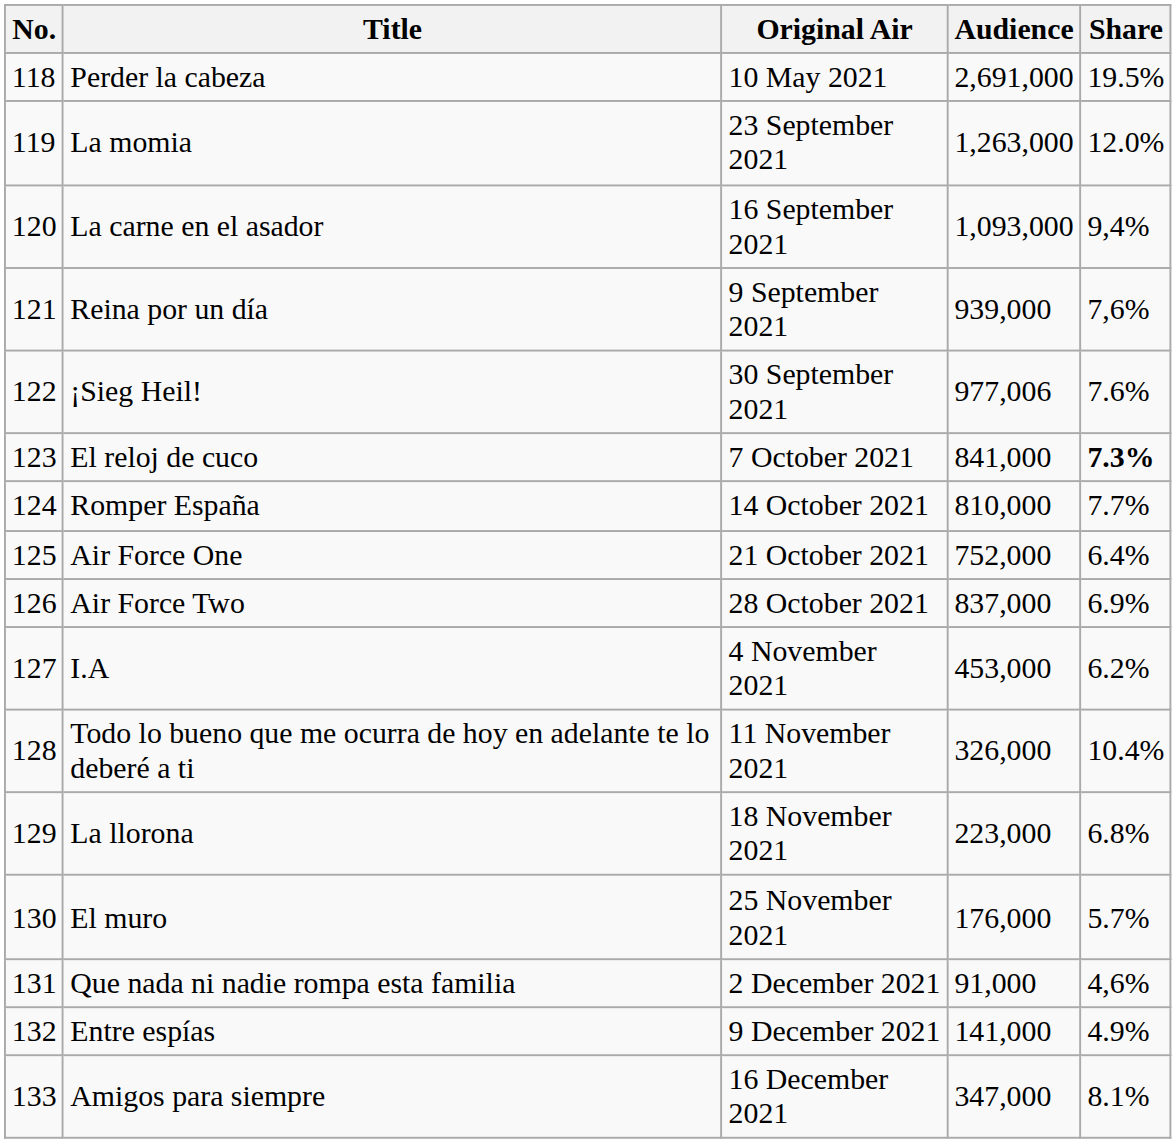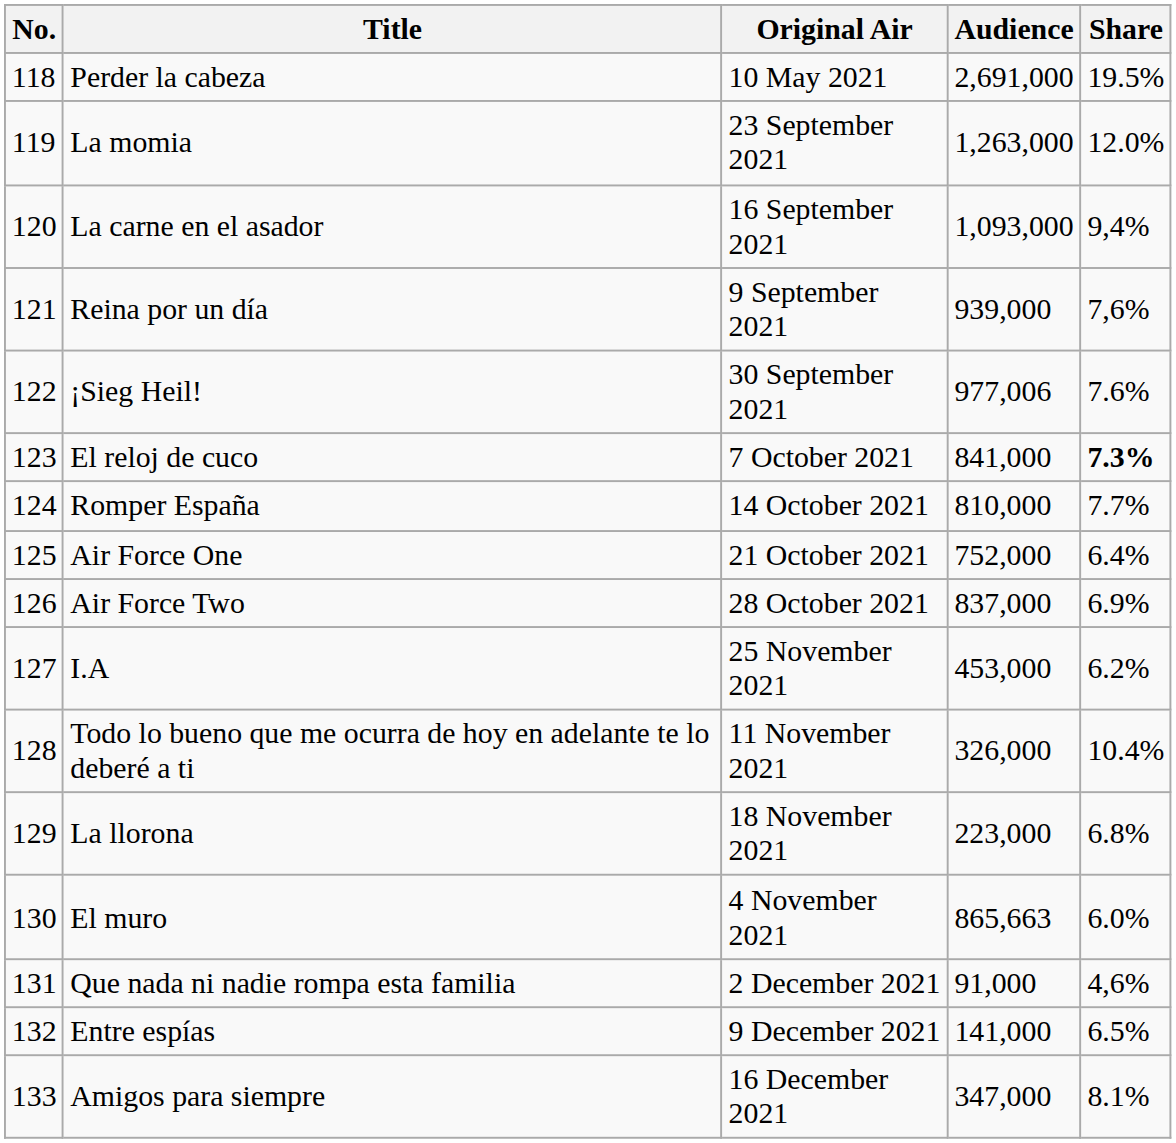(803, 667) 4 November 2021 -> (810, 667) 25 November 2021
(810, 916) 25 November 2021 -> (803, 916) 4 November 2021
(1003, 916) 176,000 -> (1003, 916) 865,663
(1118, 916) 5.7% -> (1118, 916) 6.0%
(1118, 1030) 4.9% -> (1118, 1030) 6.5%
